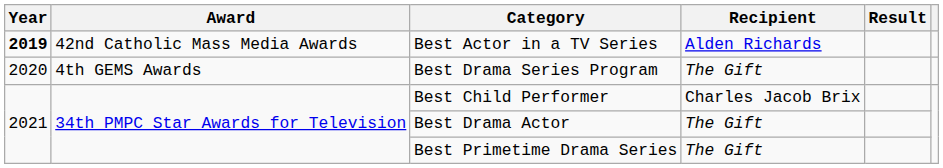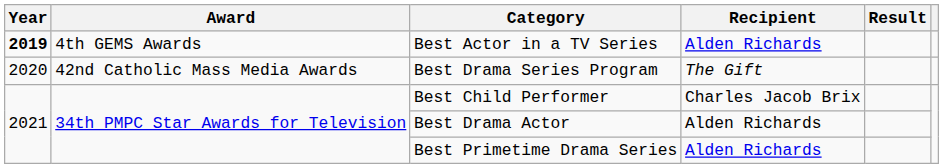(206, 44) 42nd Catholic Mass Media Awards -> (128, 44) 4th GEMS Awards
(128, 71) 4th GEMS Awards -> (206, 71) 42nd Catholic Mass Media Awards
(724, 124) The Gift -> (753, 124) Alden Richards
(724, 150) The Gift -> (753, 150) Alden Richards
